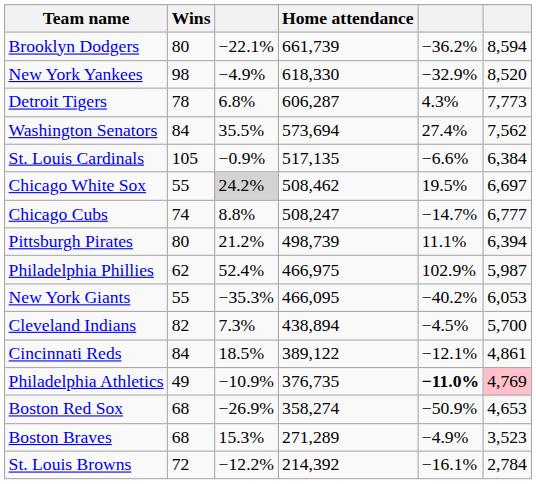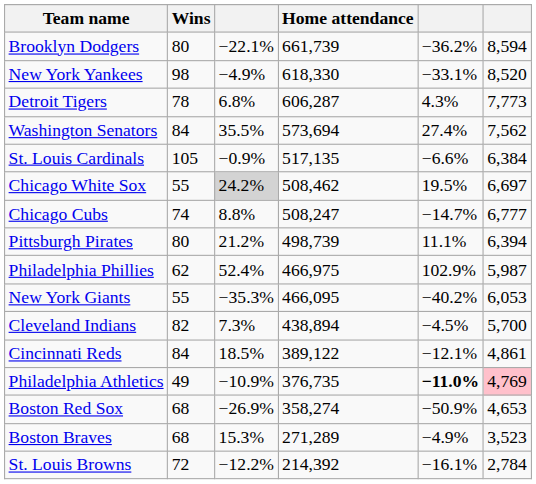(449, 74) −32.9% -> (449, 74) −33.1%
